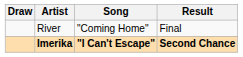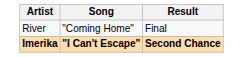- column: (20, 12)
